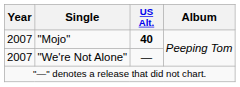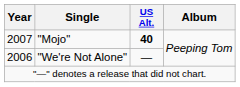(20, 57) 2007 -> (20, 57) 2006
